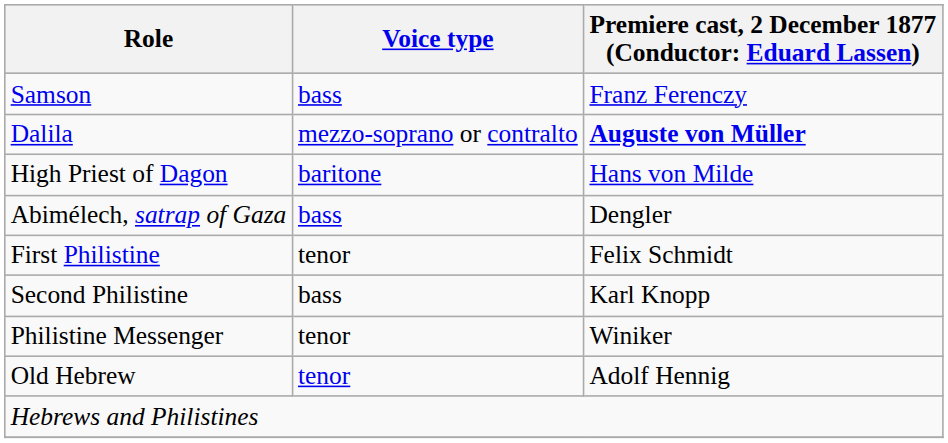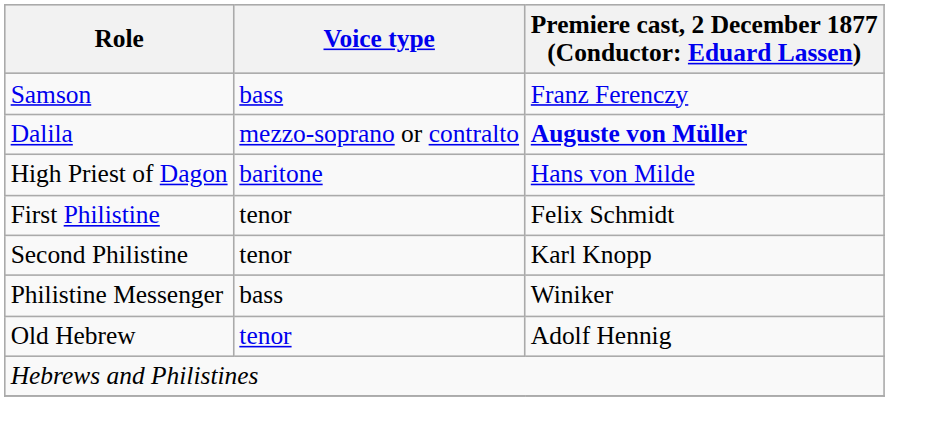- row: (148, 214)
(320, 295) bass -> (265, 255) tenor
(324, 335) tenor -> (261, 295) bass
